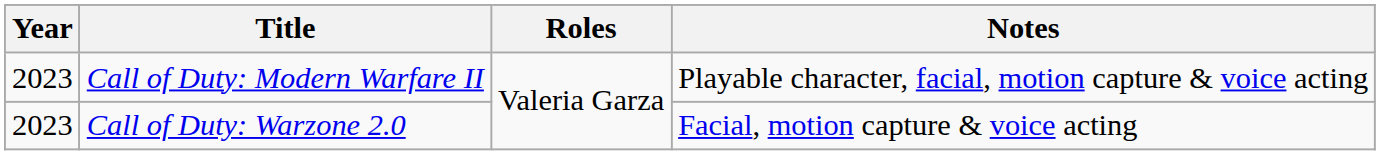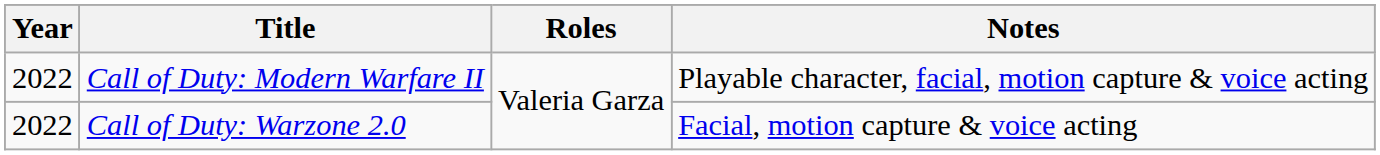(42, 76) 2023 -> (42, 76) 2022
(42, 125) 2023 -> (42, 125) 2022
